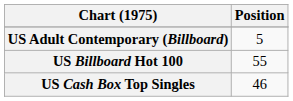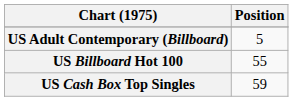(260, 84) 46 -> (260, 84) 59
